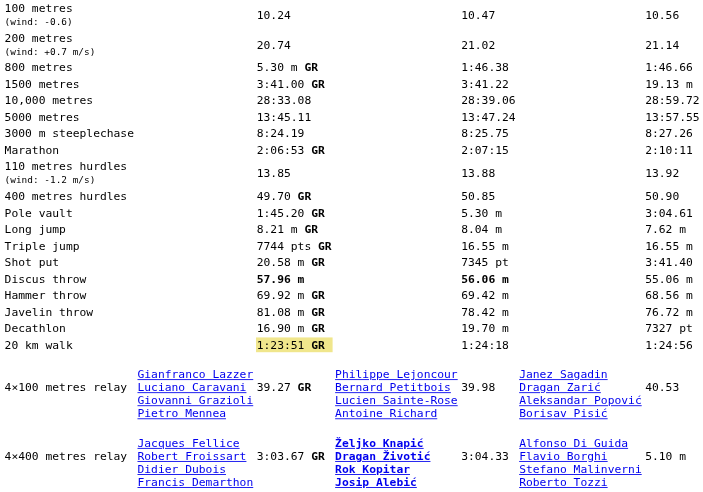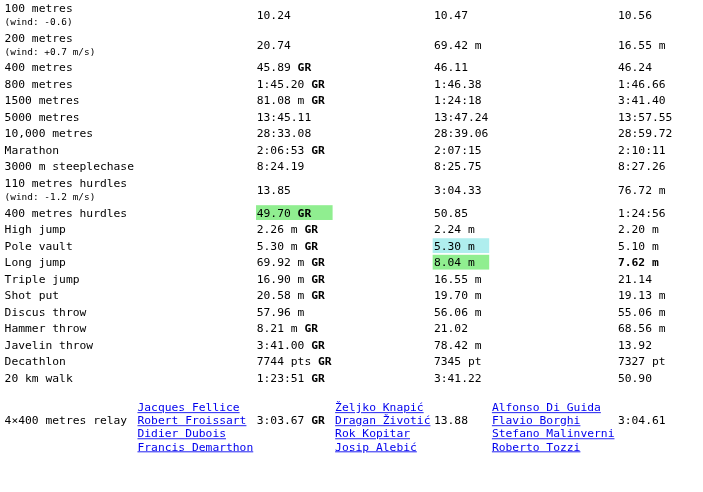(478, 44) 21.02 -> (458, 44) 69.42 m
(662, 44) 21.14 -> (642, 44) 16.55 m
+ row: (39, 67)
(287, 67) 5.30 m GR -> (291, 84) 1:45.20 GR
(291, 84) 3:41.00 GR -> (291, 100) 81.08 m GR
(485, 84) 3:41.22 -> (458, 100) 1:24:18
(669, 84) 19.13 m -> (642, 100) 3:41.40
rows swapped: (42, 117) <-> (49, 100)
rows swapped: (32, 150) <-> (69, 133)
(478, 173) 13.88 -> (458, 190) 3:04.33
(662, 173) 13.92 -> (642, 190) 76.72 m
(284, 196) no background -> (284, 213) lightgreen background
(662, 196) 50.90 -> (642, 213) 1:24:56
+ row: (35, 229)
(291, 213) 1:45.20 GR -> (287, 246) 5.30 m GR
(482, 213) no background -> (454, 246) paleturquoise background
(669, 213) 3:04.61 -> (638, 246) 5.10 m
(287, 229) 8.21 m GR -> (291, 262) 69.92 m GR
(482, 229) no background -> (454, 262) lightgreen background
(666, 229) normal -> (638, 262) bold
(294, 246) 7744 pts GR -> (291, 279) 16.90 m GR
(669, 246) 16.55 m -> (635, 279) 21.14
(485, 262) 7345 pt -> (458, 295) 19.70 m
(669, 262) 3:41.40 -> (642, 295) 19.13 m
(281, 279) bold -> (281, 312) normal
(485, 279) bold -> (458, 312) normal
(291, 295) 69.92 m GR -> (287, 328) 8.21 m GR
(485, 295) 69.42 m -> (451, 328) 21.02
(291, 312) 81.08 m GR -> (291, 345) 3:41.00 GR
(669, 312) 76.72 m -> (635, 345) 13.92
(291, 328) 16.90 m GR -> (294, 361) 7744 pts GR
(485, 328) 19.70 m -> (458, 361) 7345 pt
(291, 345) khaki background -> (291, 378) no background
(485, 345) 1:24:18 -> (458, 378) 3:41.22
(669, 345) 1:24:56 -> (635, 378) 50.90
- row: (66, 387)
(383, 463) bold -> (383, 427) normal
(485, 456) 3:04.33 -> (451, 421) 13.88
(666, 456) 5.10 m -> (642, 421) 3:04.61
